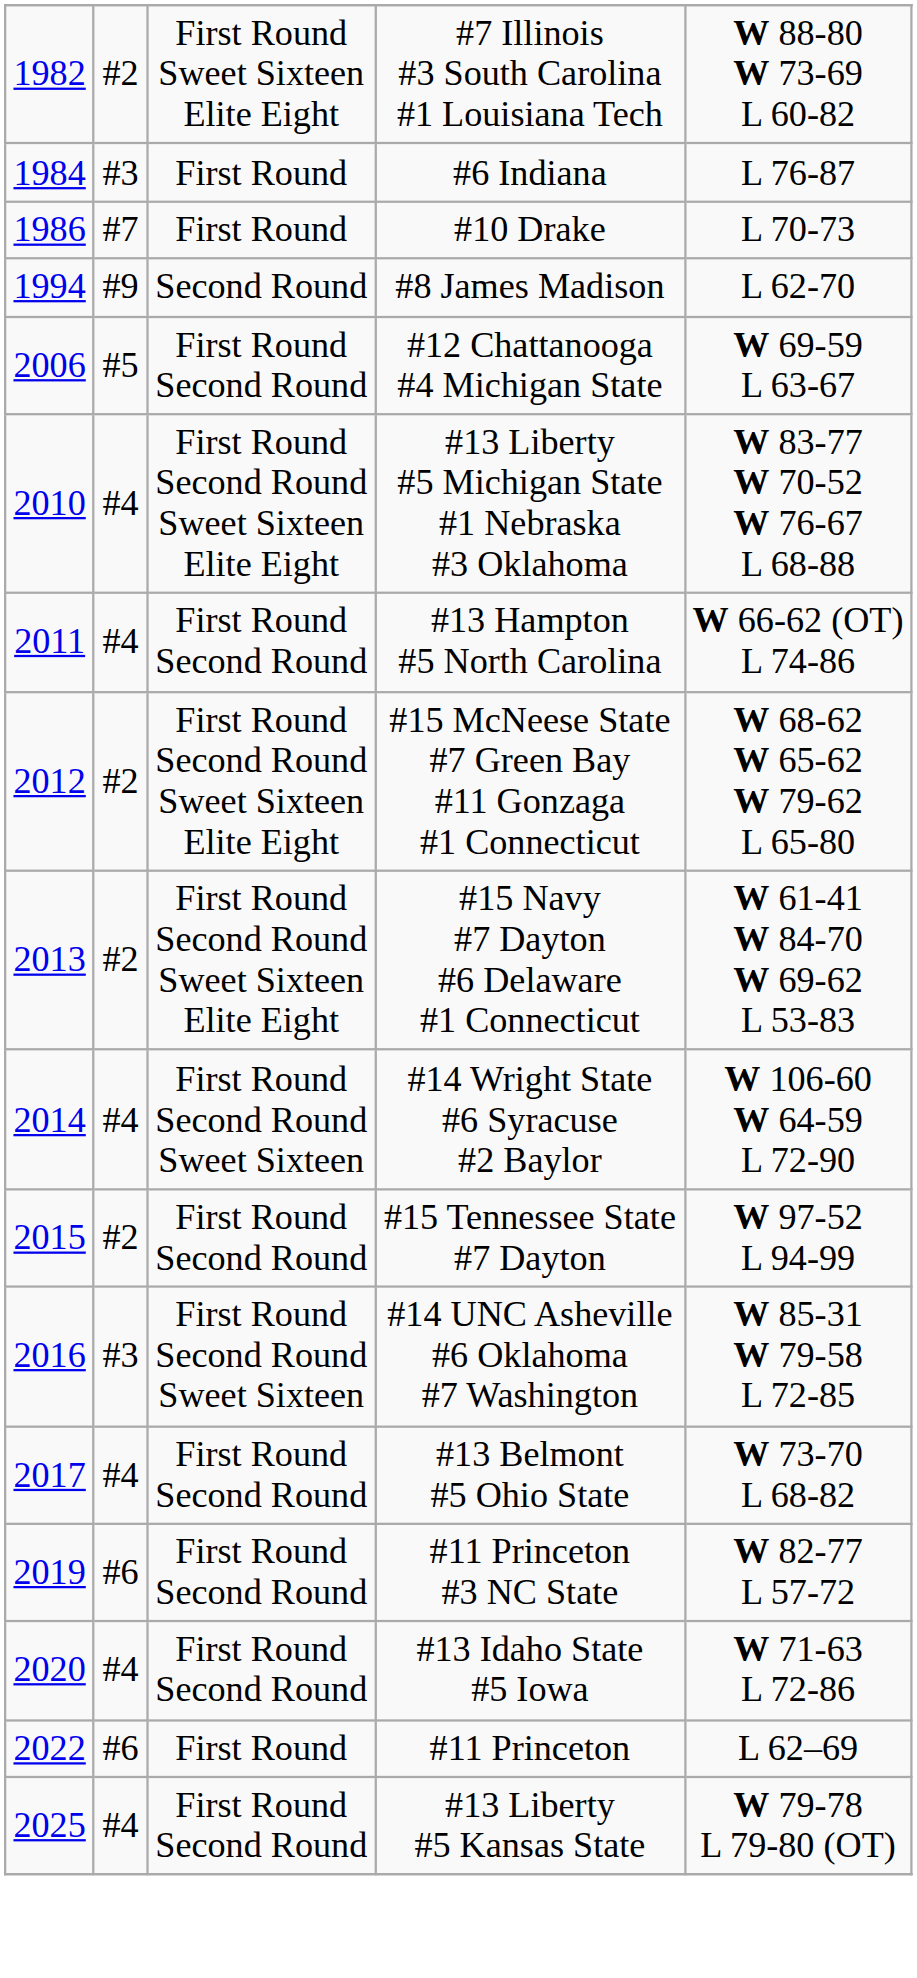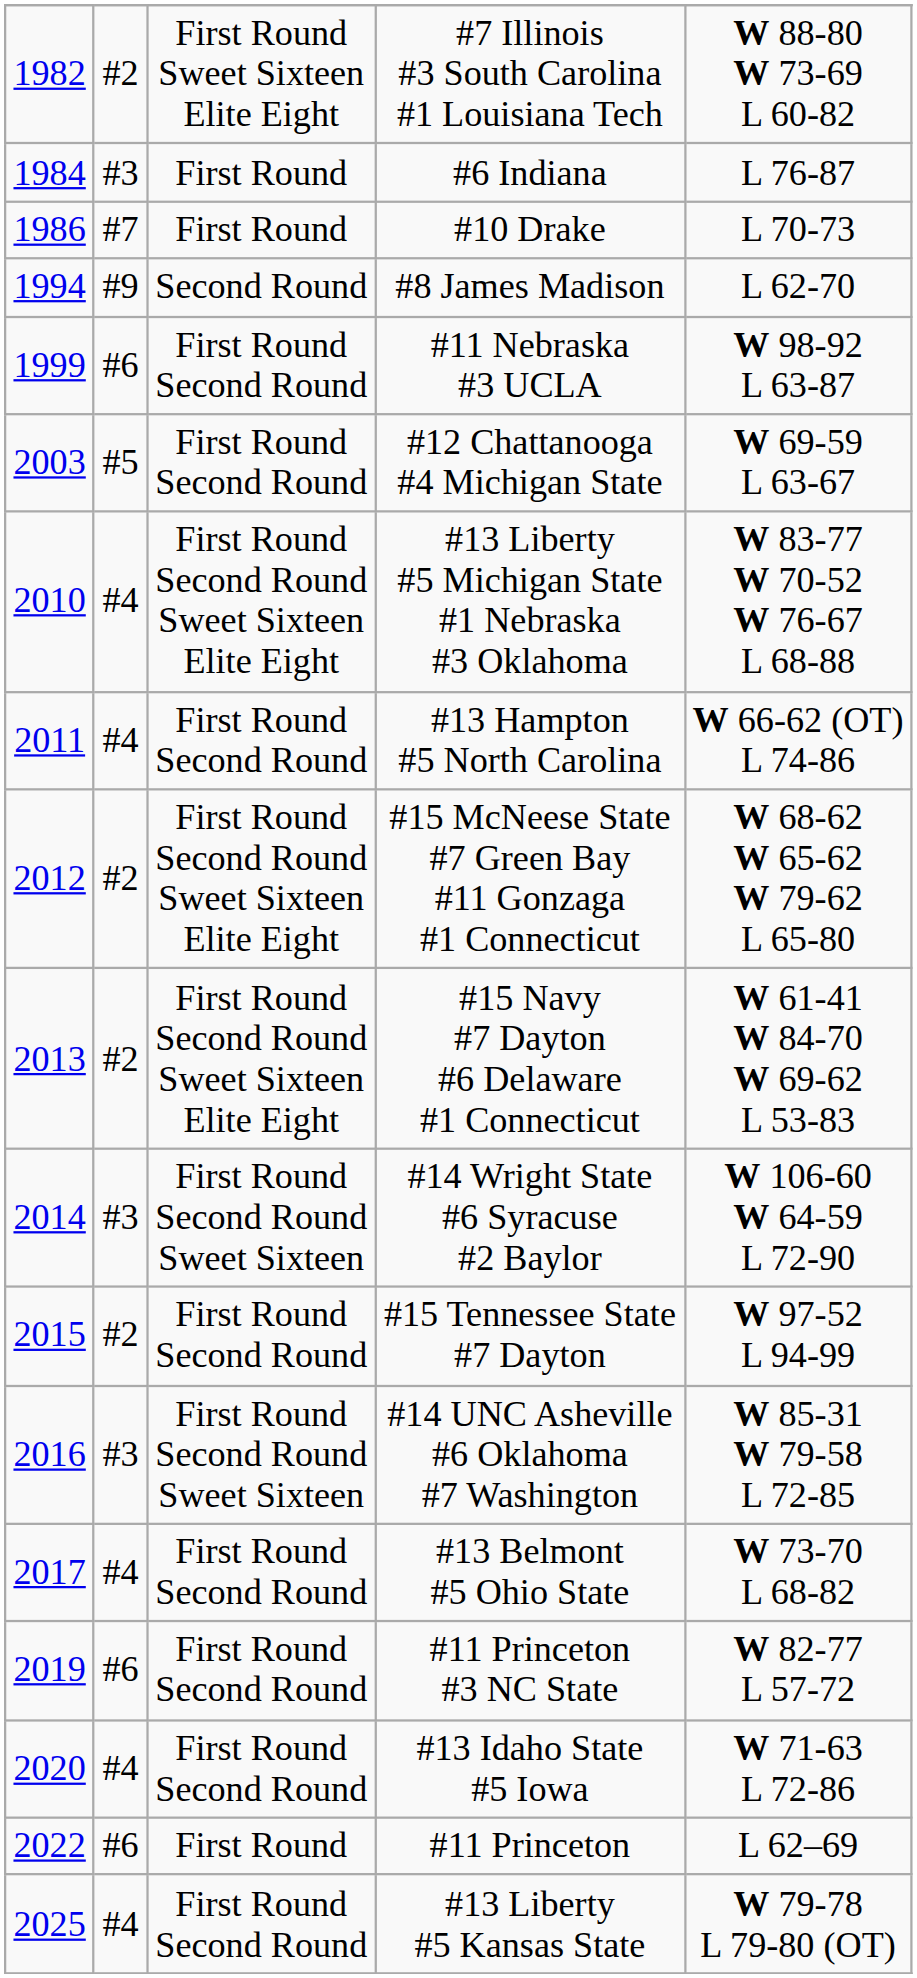+ row: (530, 364)
(50, 364) 2006 -> (50, 462) 2003
(121, 1118) #4 -> (121, 1216) #3
